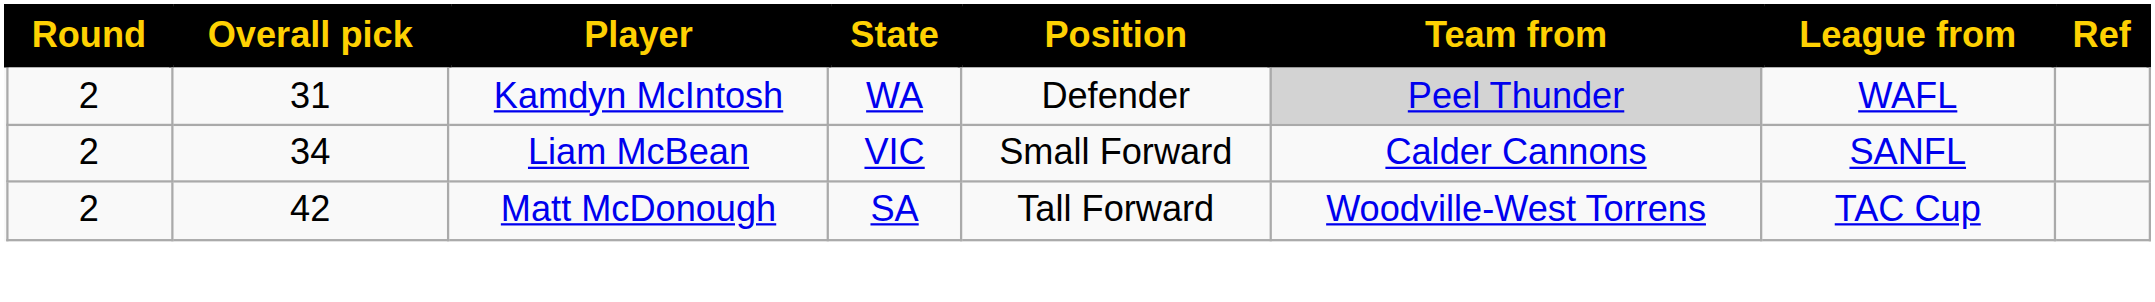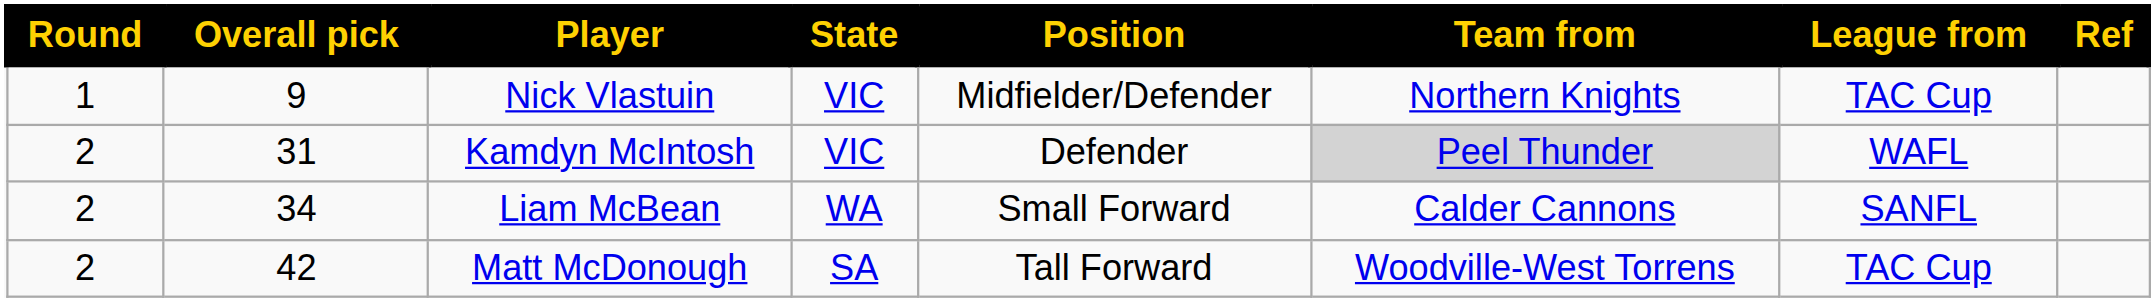+ row: (610, 95)
(895, 95) WA -> (854, 152) VIC
(895, 152) VIC -> (854, 209) WA
